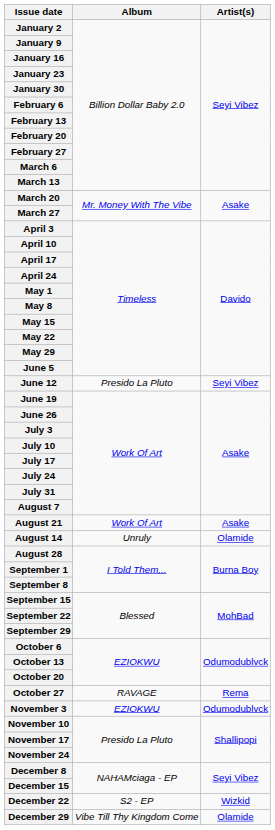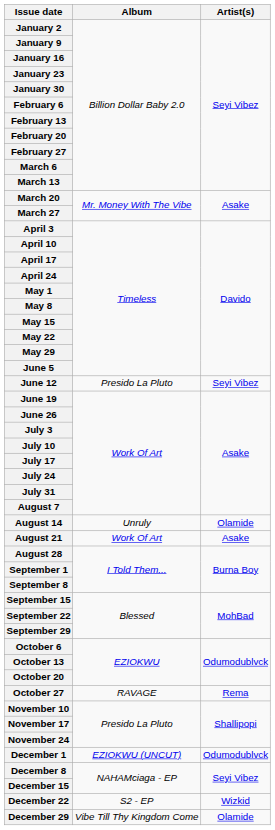rows swapped: (39, 538) <-> (39, 523)
- row: (39, 708)
+ row: (39, 755)
